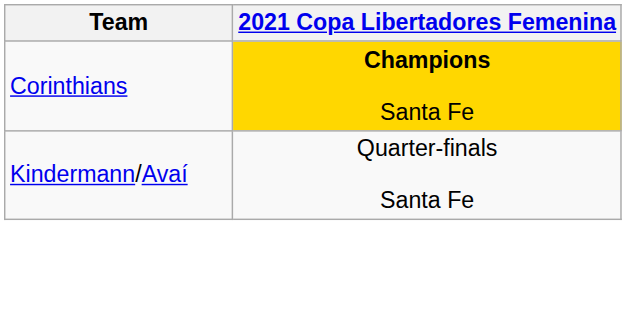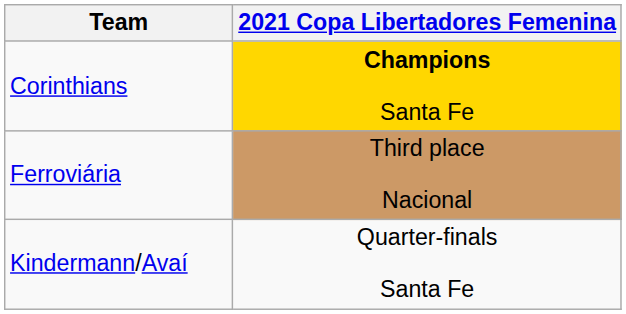+ row: (66, 174)
